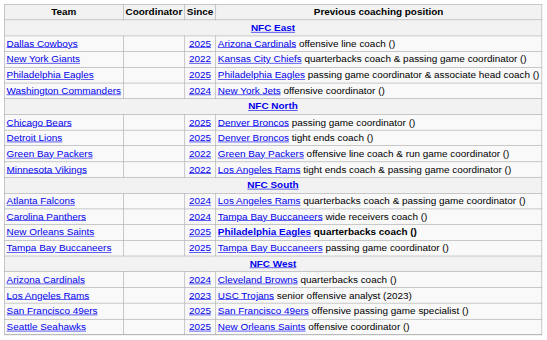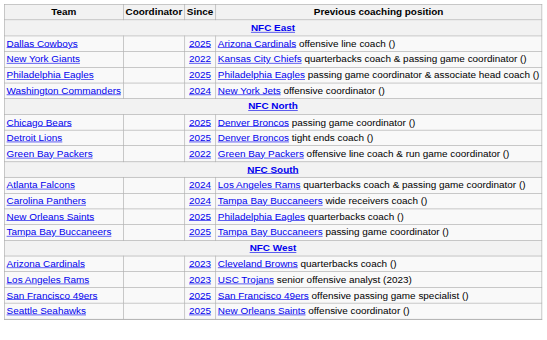- row: (47, 169)
(317, 232) bold -> (311, 216) normal
(200, 279) 2024 -> (200, 264) 2023
